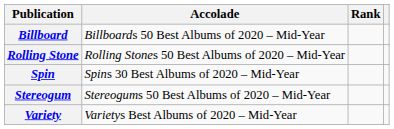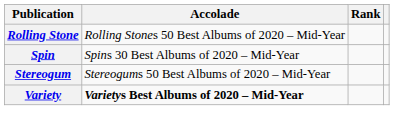- row: (43, 34)
(191, 114) normal -> (194, 94) bold
